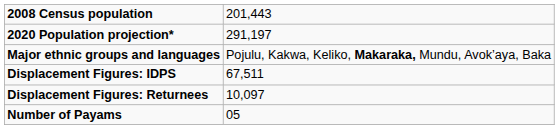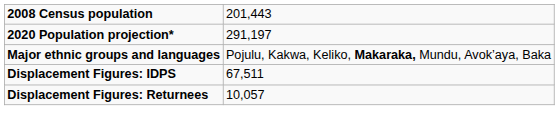(245, 94) 10,097 -> (245, 94) 10,057
- row: (65, 114)
